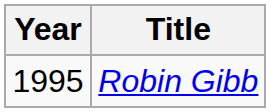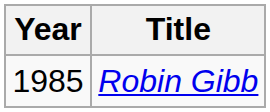(48, 80) 1995 -> (48, 80) 1985
